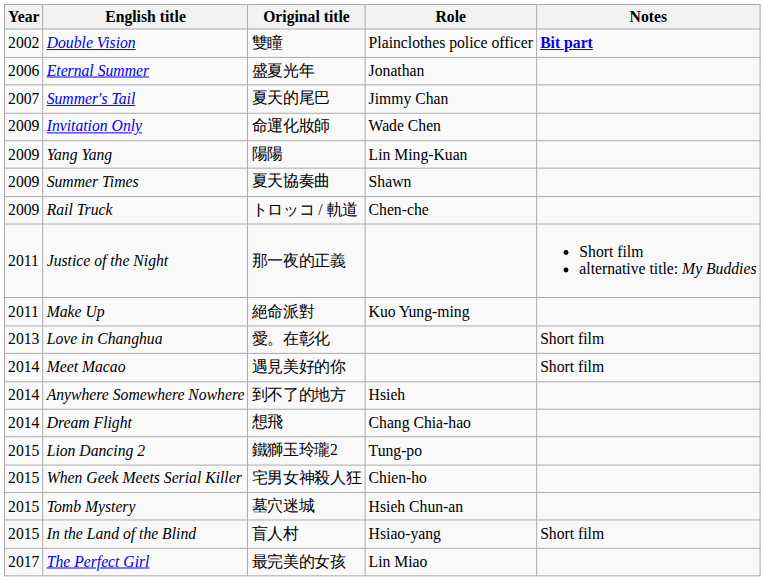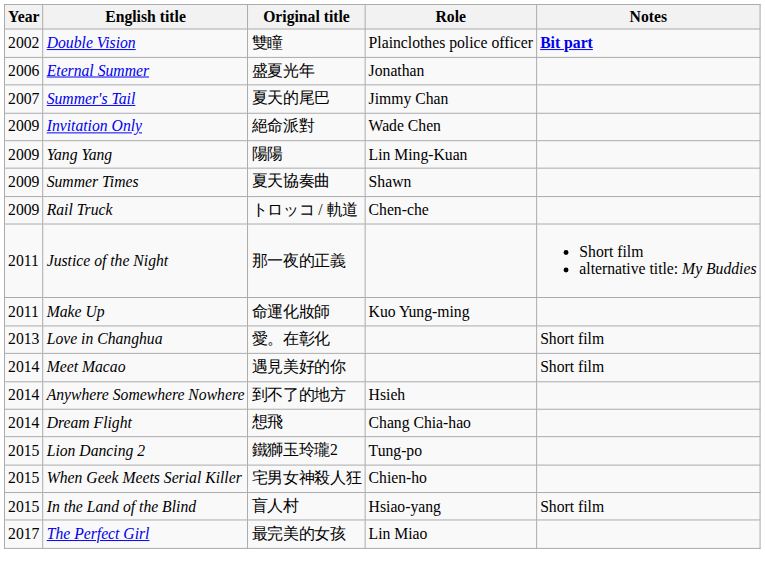(291, 126) 命運化妝師 -> (283, 126) 絕命派對
(283, 311) 絕命派對 -> (291, 311) 命運化妝師
- row: (91, 506)
